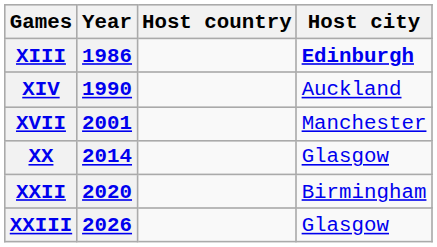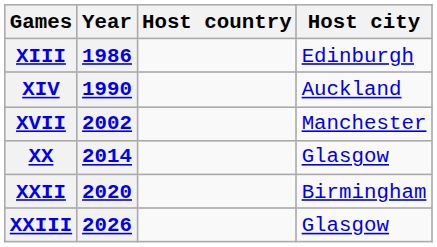(358, 56) bold -> (358, 56) normal
(107, 123) 2001 -> (107, 123) 2002
